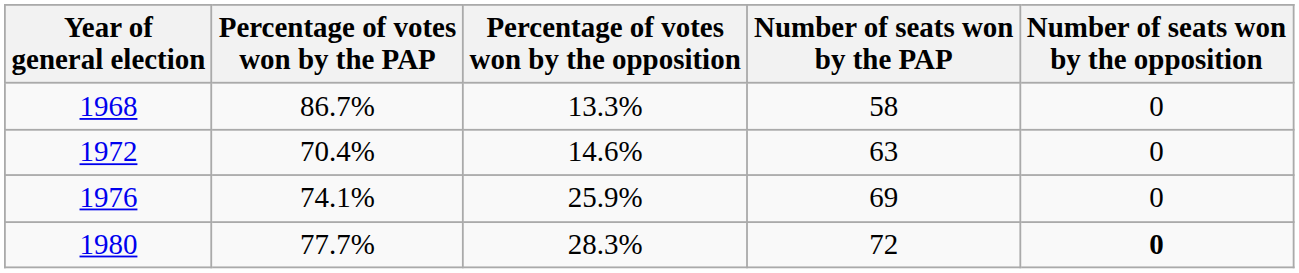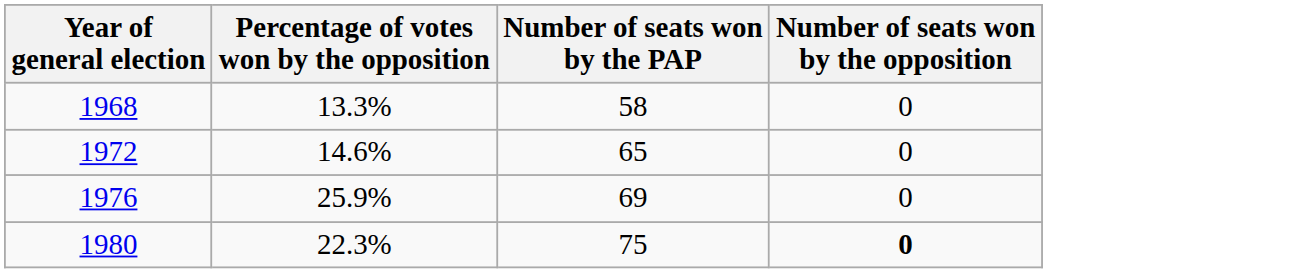- column: (337, 43)
(884, 151) 63 -> (633, 151) 65
(605, 243) 28.3% -> (354, 243) 22.3%
(884, 243) 72 -> (633, 243) 75
